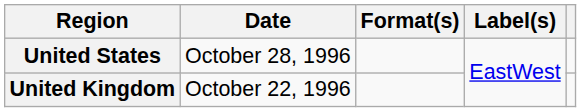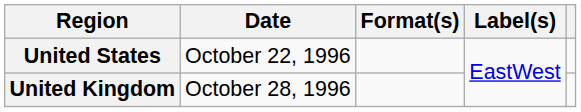(268, 55) October 28, 1996 -> (268, 55) October 22, 1996
(268, 89) October 22, 1996 -> (268, 89) October 28, 1996
